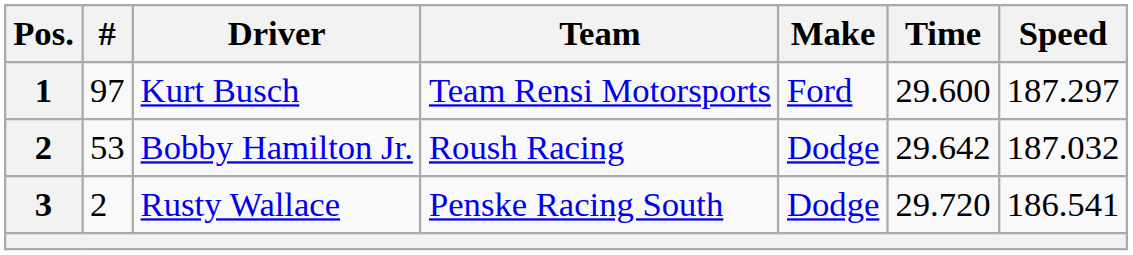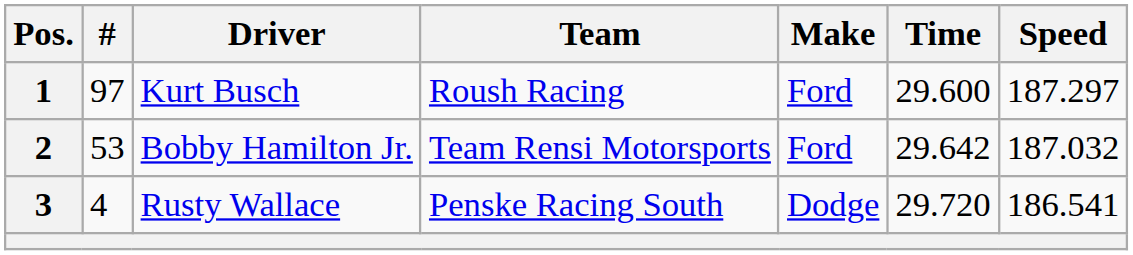(600, 90) Team Rensi Motorsports -> (527, 90) Roush Racing
(527, 147) Roush Racing -> (600, 147) Team Rensi Motorsports
(833, 147) Dodge -> (820, 147) Ford
(99, 204) 2 -> (99, 204) 4
